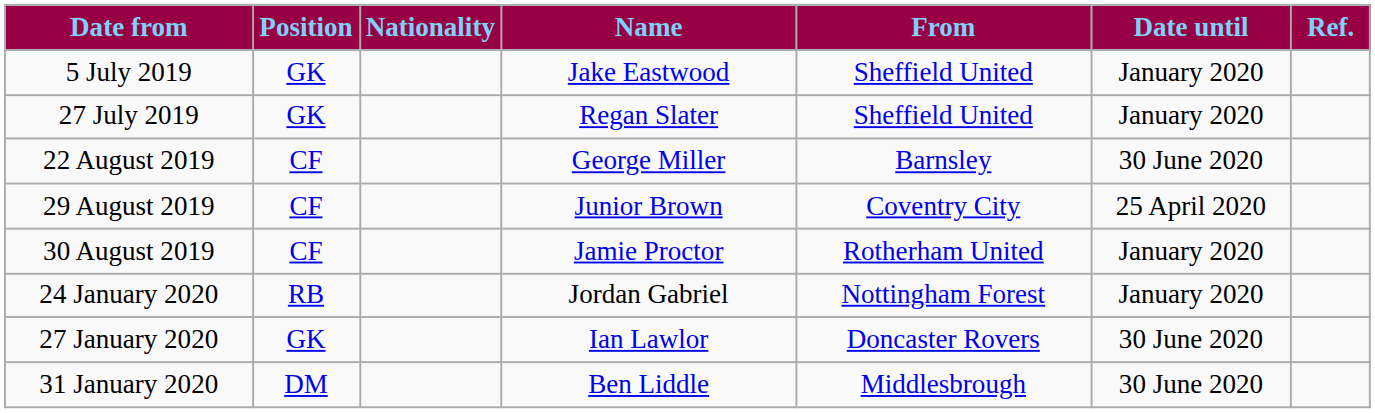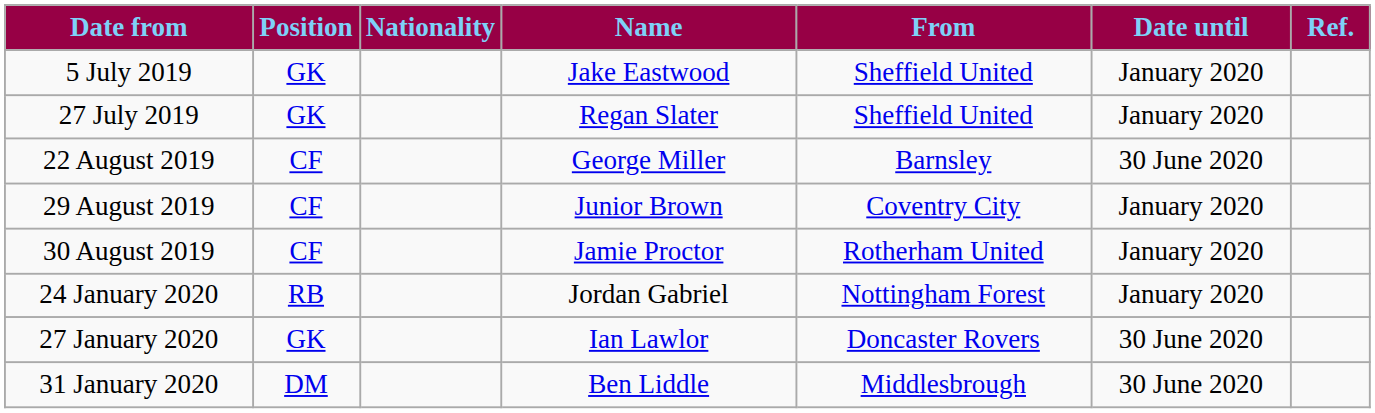(1191, 205) 25 April 2020 -> (1191, 205) January 2020
